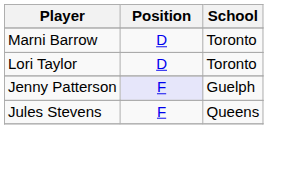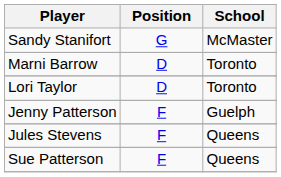+ row: (59, 40)
(162, 87) lavender background -> (162, 111) no background
+ row: (56, 159)
